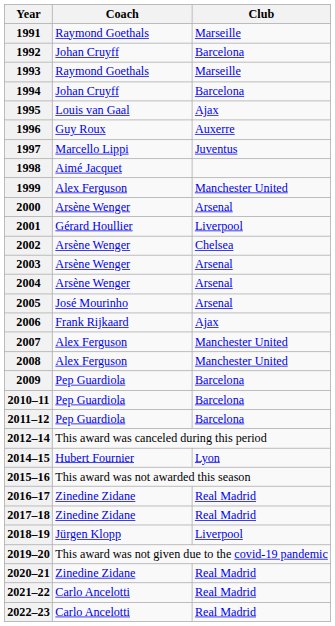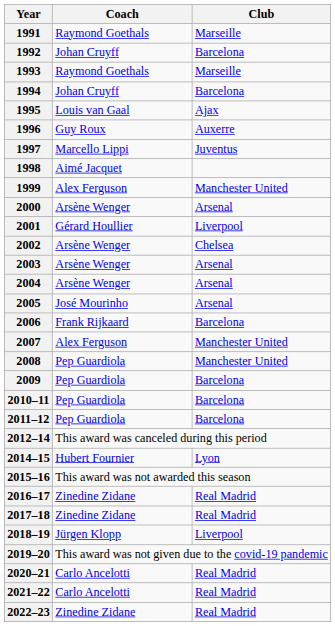(207, 322) Ajax -> (220, 322) Barcelona
(91, 361) Alex Ferguson -> (90, 361) Pep Guardiola
(95, 573) Zinedine Zidane -> (93, 573) Carlo Ancelotti
(93, 611) Carlo Ancelotti -> (95, 611) Zinedine Zidane
